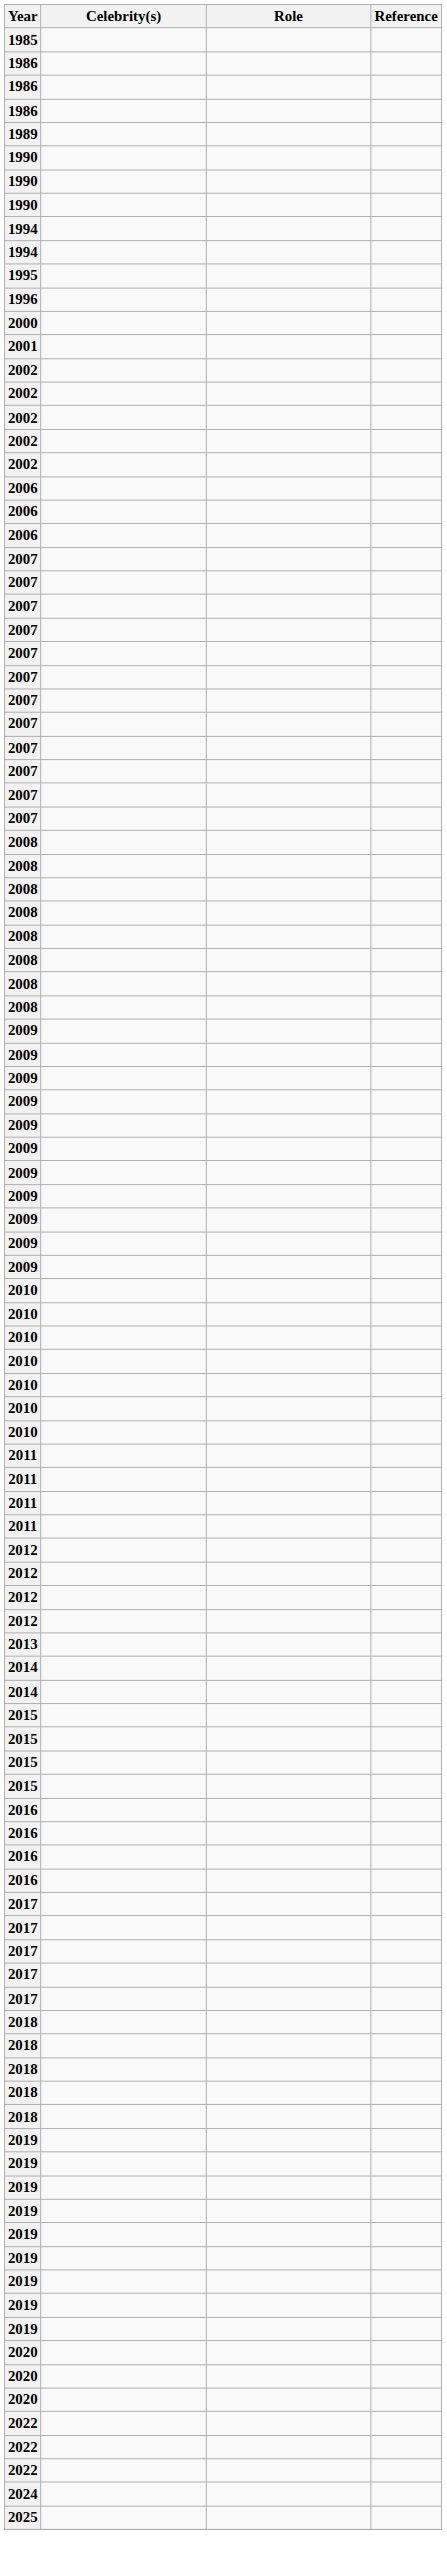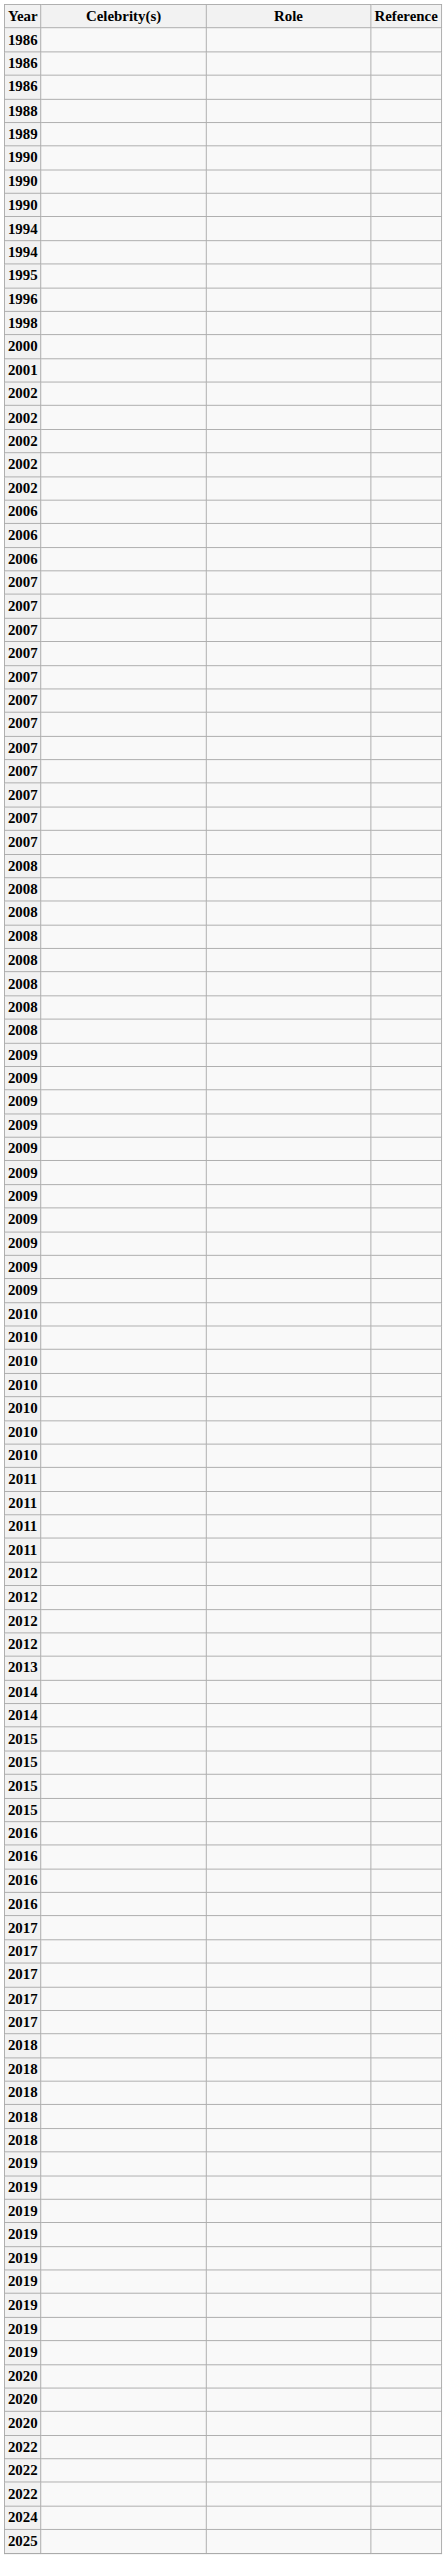- row: (23, 39)
+ row: (23, 110)
+ row: (23, 323)
